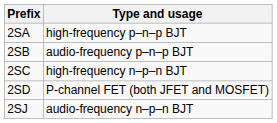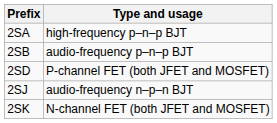- row: (19, 71)
+ row: (18, 109)
